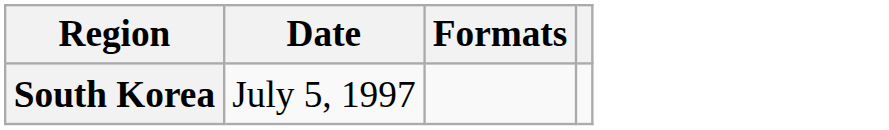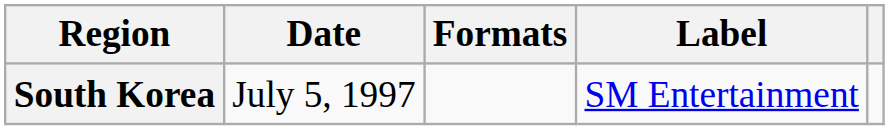+ column: (722, 34)
